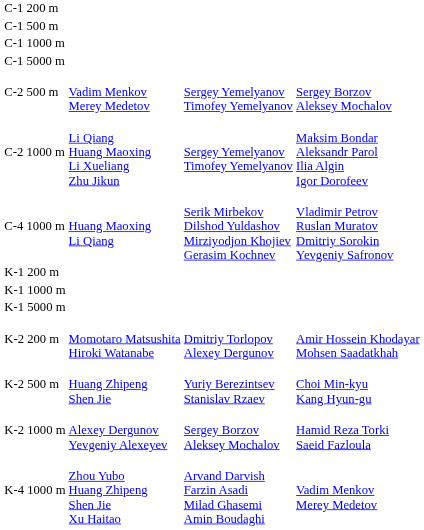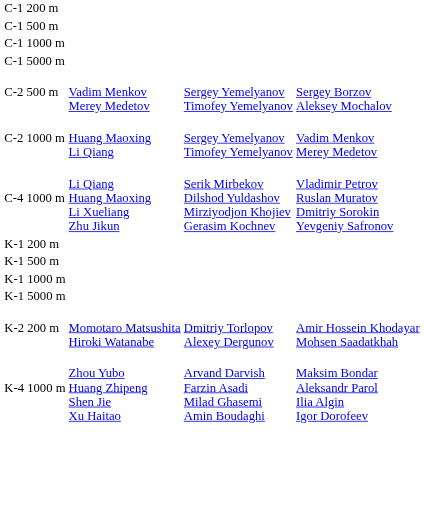(110, 159) Li Qiang Huang Maoxing Li Xueliang Zhu Jikun -> (110, 145) Huang Maoxing Li Qiang
(337, 159) Maksim Bondar Aleksandr Parol Ilia Algin Igor Dorofeev -> (337, 145) Vadim Menkov Merey Medetov
(110, 233) Huang Maoxing Li Qiang -> (110, 205) Li Qiang Huang Maoxing Li Xueliang Zhu Jikun
+ row: (32, 261)
- row: (32, 384)
- row: (35, 430)
(337, 497) Vadim Menkov Merey Medetov -> (337, 394) Maksim Bondar Aleksandr Parol Ilia Algin Igor Dorofeev
